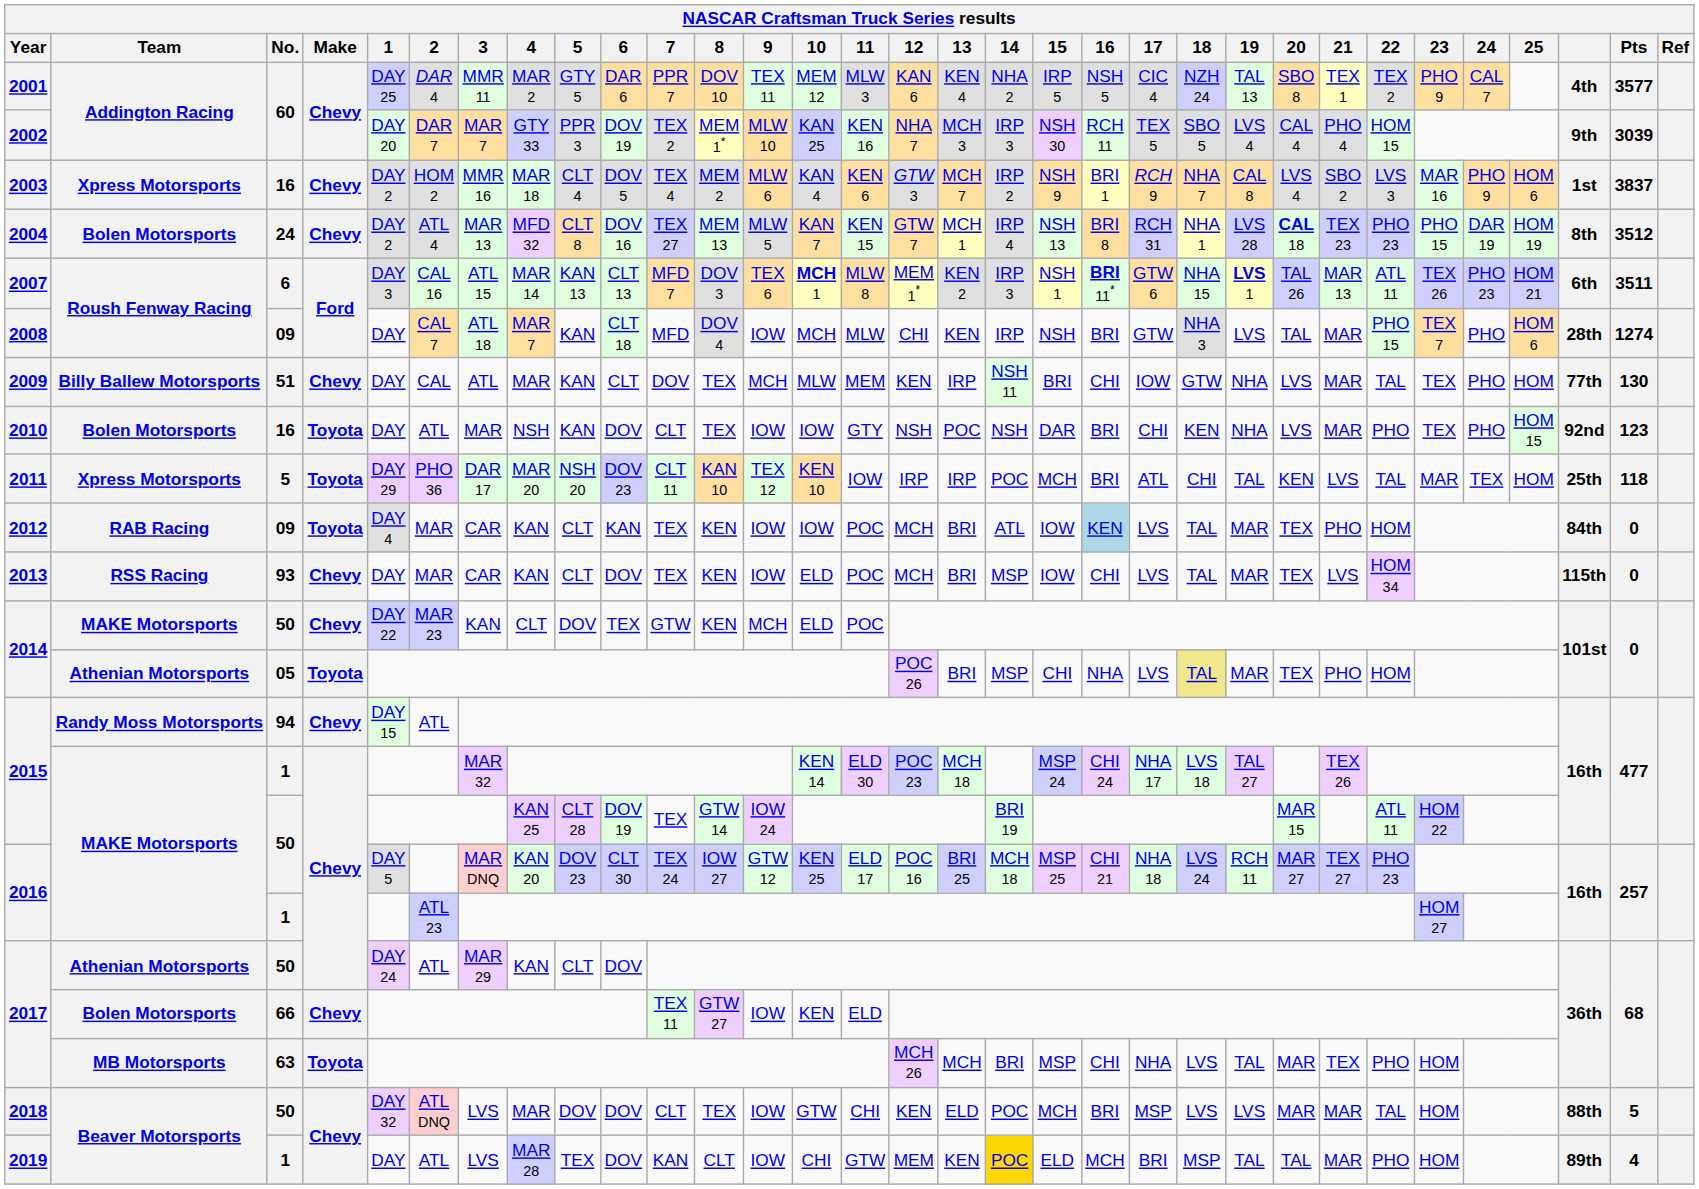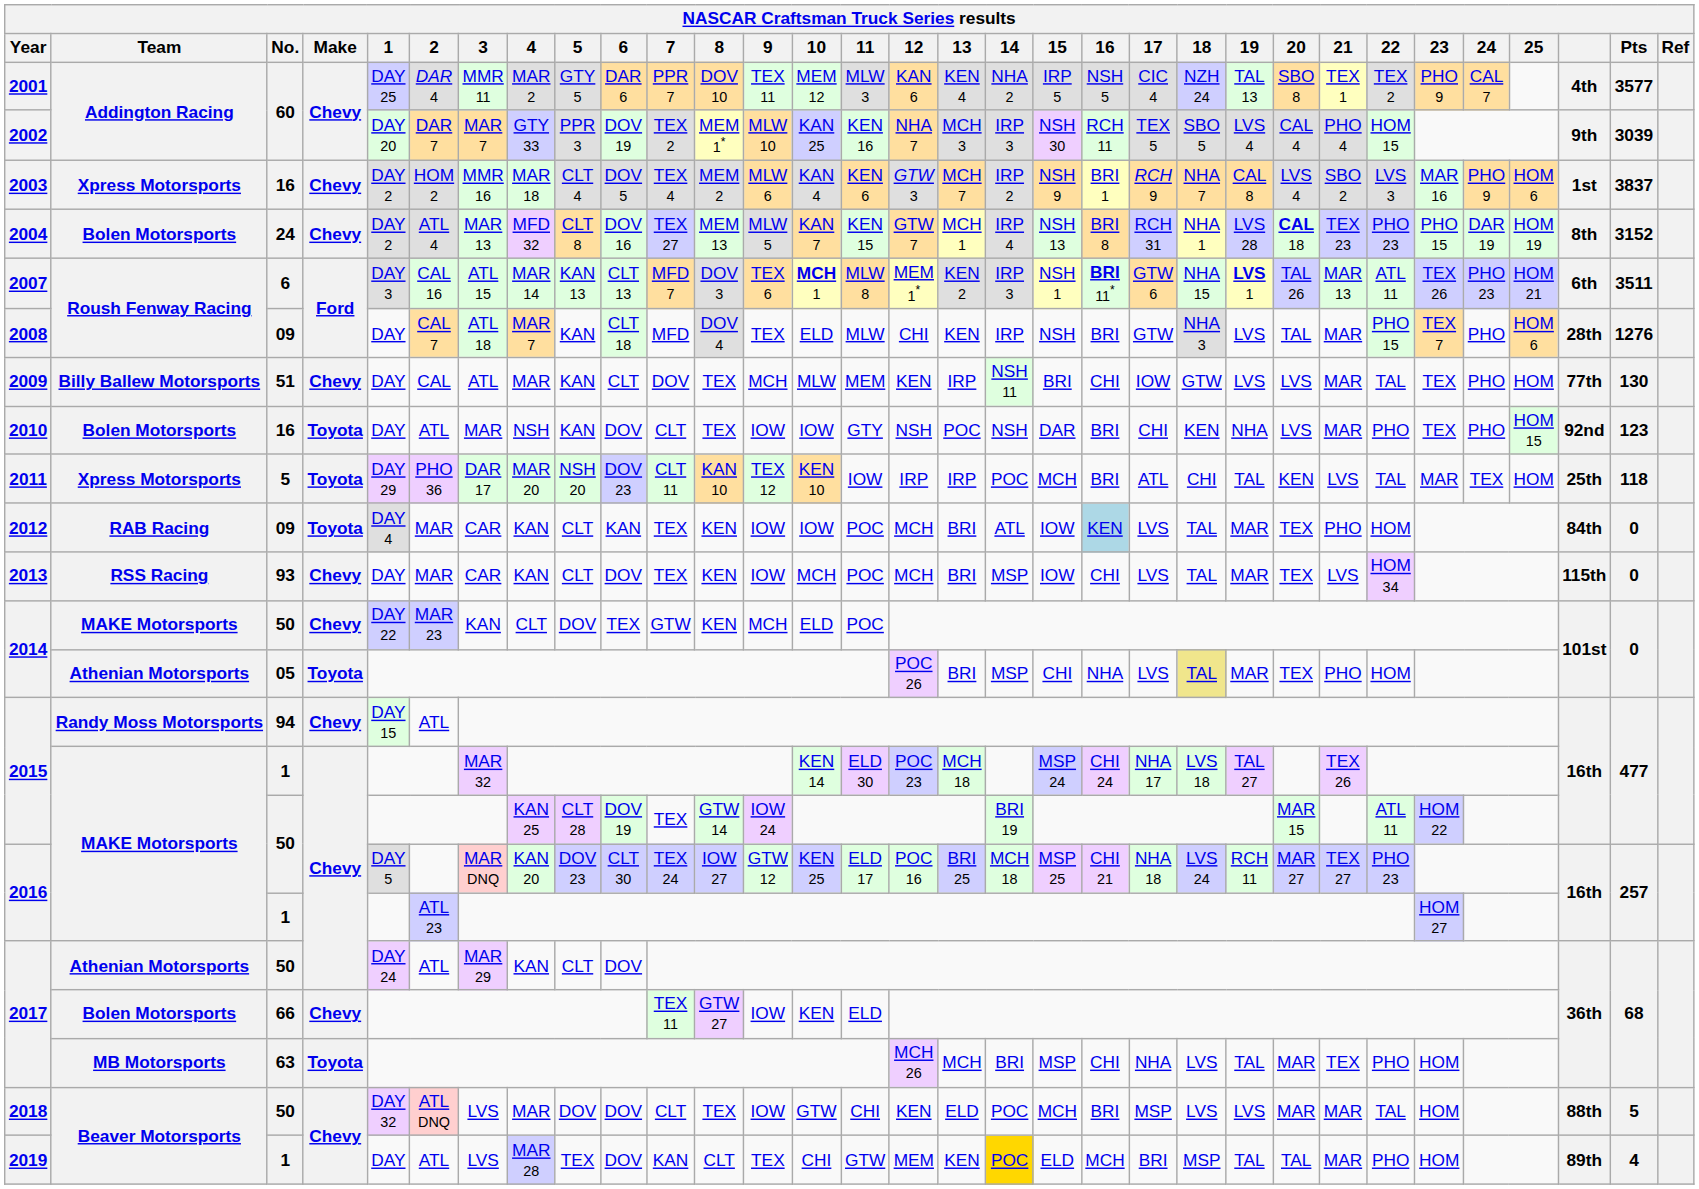(1634, 234) 3512 -> (1634, 234) 3152
(768, 333) IOW -> (768, 333) TEX
(816, 333) MCH -> (816, 333) ELD
(1634, 333) 1274 -> (1634, 333) 1276
(1249, 382) NHA -> (1249, 382) LVS
(816, 576) ELD -> (816, 576) MCH
(768, 1160) IOW -> (768, 1160) TEX
